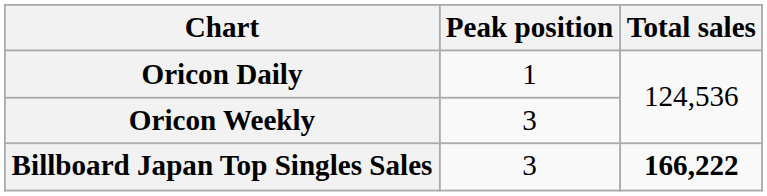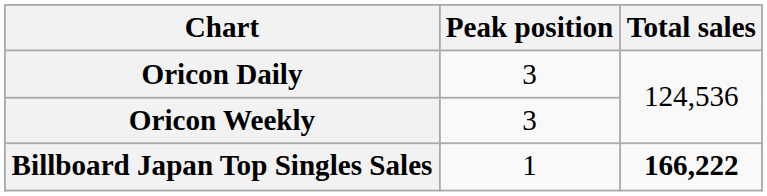(530, 73) 1 -> (530, 73) 3
(530, 166) 3 -> (530, 166) 1
